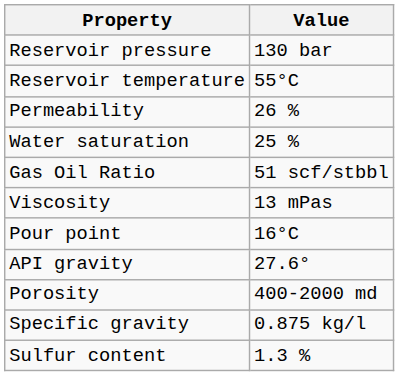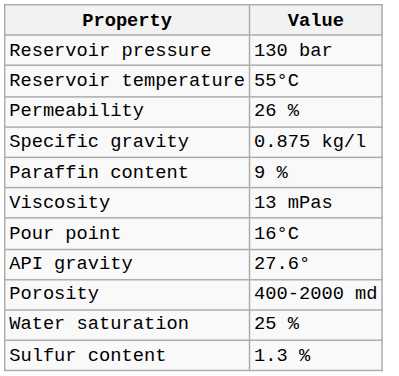rows swapped: (99, 325) <-> (99, 142)
- row: (82, 173)
+ row: (99, 173)
